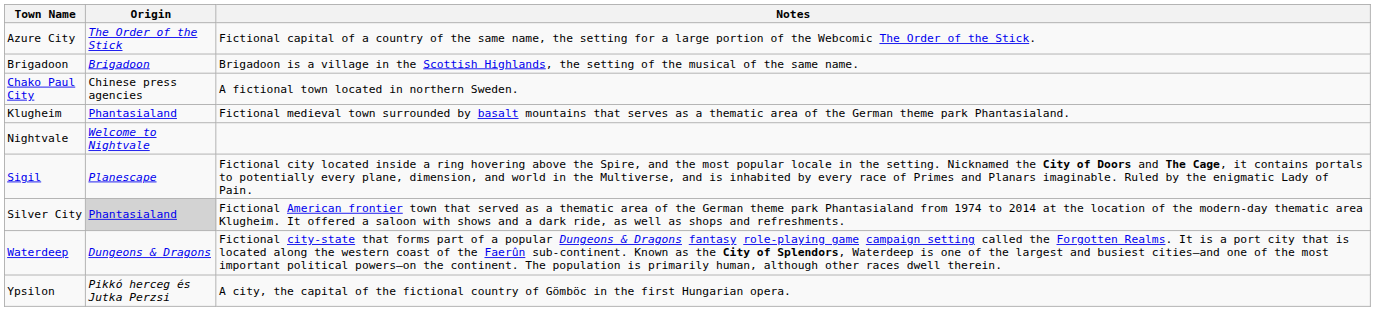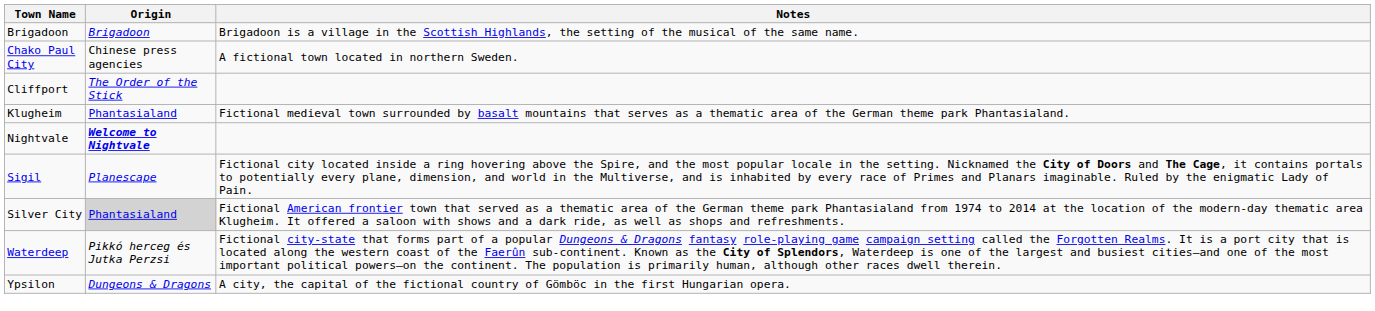- row: (41, 39)
+ row: (38, 89)
(122, 138) normal -> (122, 138) bold
(150, 252) Dungeons & Dragons -> (140, 252) Pikkó herceg és Jutka Perzsi
(140, 290) Pikkó herceg és Jutka Perzsi -> (150, 284) Dungeons & Dragons
